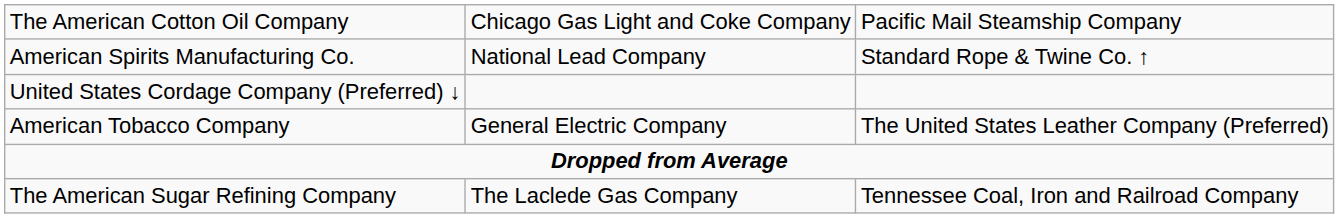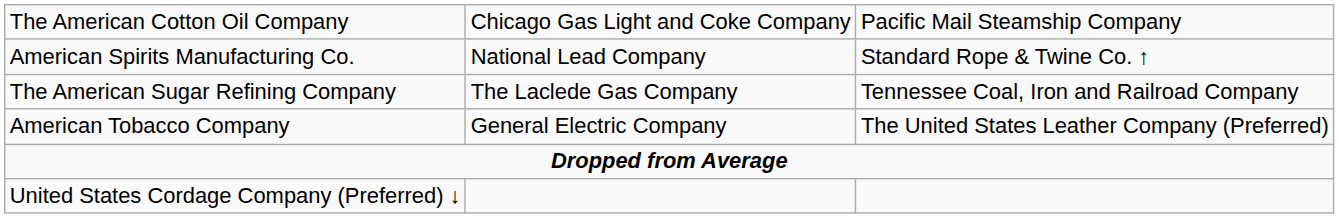rows swapped: (203, 195) <-> (235, 91)
